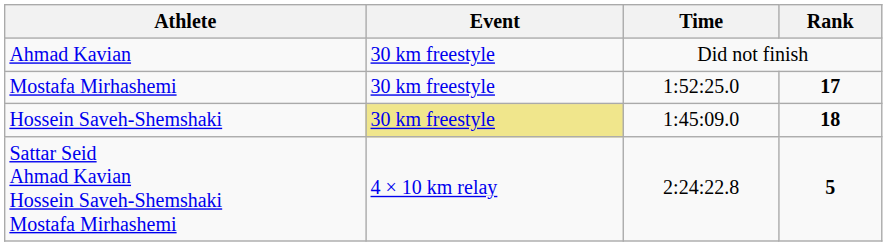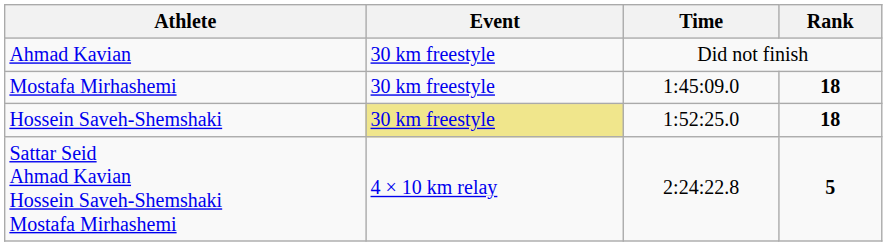(701, 87) 1:52:25.0 -> (701, 87) 1:45:09.0
(830, 87) 17 -> (830, 87) 18
(701, 120) 1:45:09.0 -> (701, 120) 1:52:25.0
